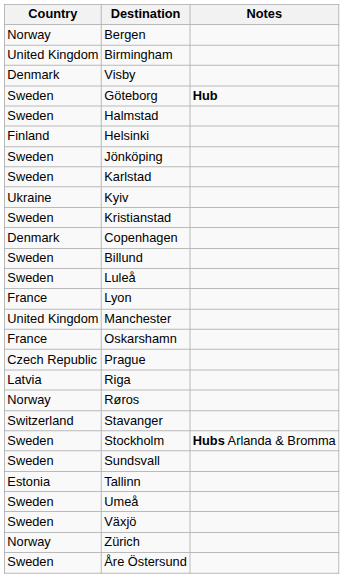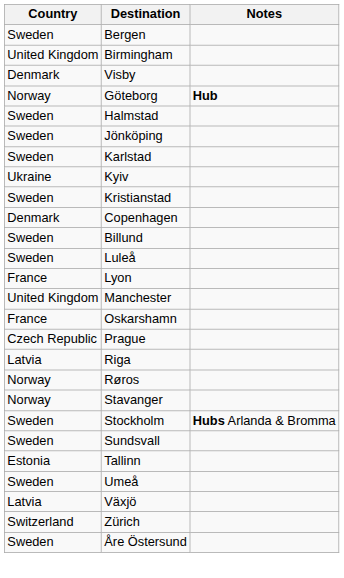(29, 34) Norway -> (30, 34) Sweden
(30, 95) Sweden -> (29, 95) Norway
- row: (127, 136)
(40, 420) Switzerland -> (29, 400) Norway
(30, 522) Sweden -> (24, 501) Latvia
(29, 542) Norway -> (40, 522) Switzerland
